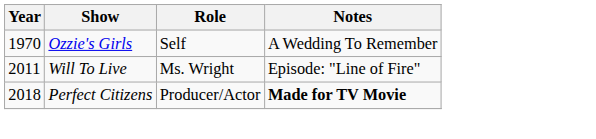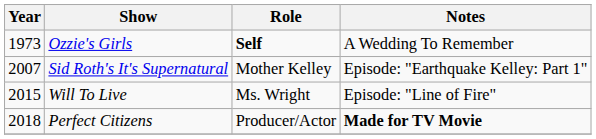(25, 43) 1970 -> (25, 43) 1973
(173, 43) normal -> (249, 43) bold
+ row: (138, 69)
(24, 69) 2011 -> (25, 95) 2015
